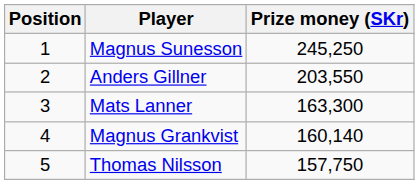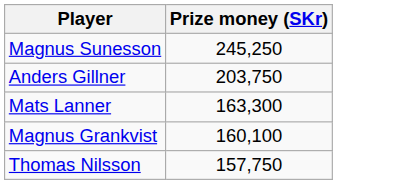- column: (45, 19)
(330, 77) 203,550 -> (249, 77) 203,750
(330, 135) 160,140 -> (249, 135) 160,100
